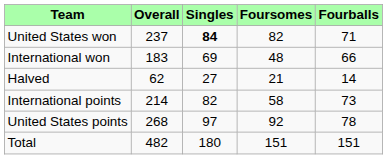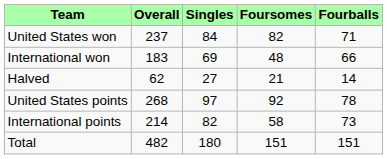(210, 36) bold -> (210, 36) normal
rows swapped: (68, 121) <-> (64, 100)
